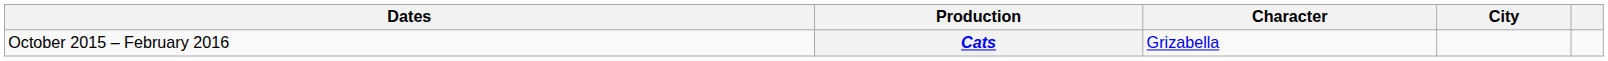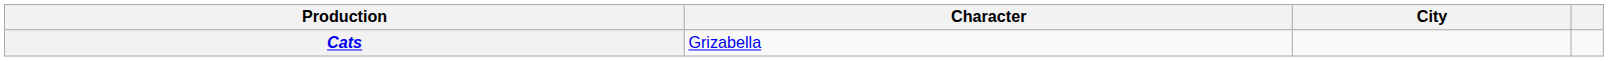- column: (409, 17)
